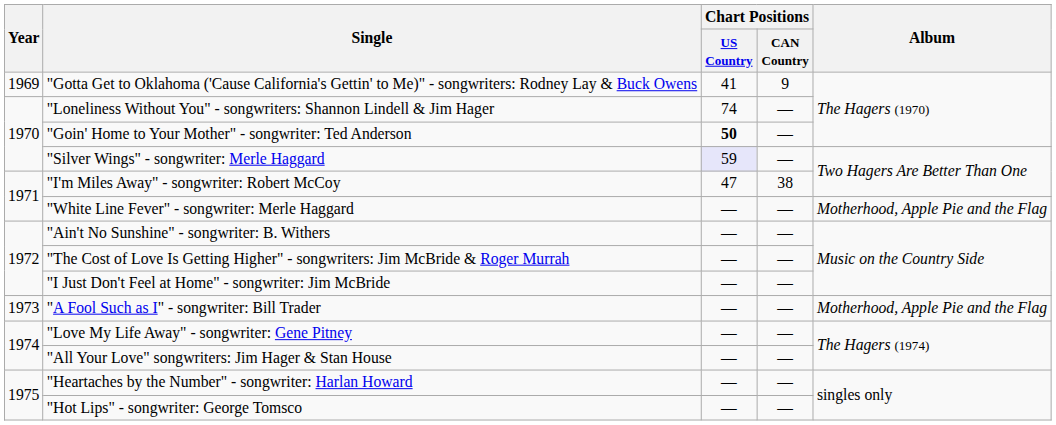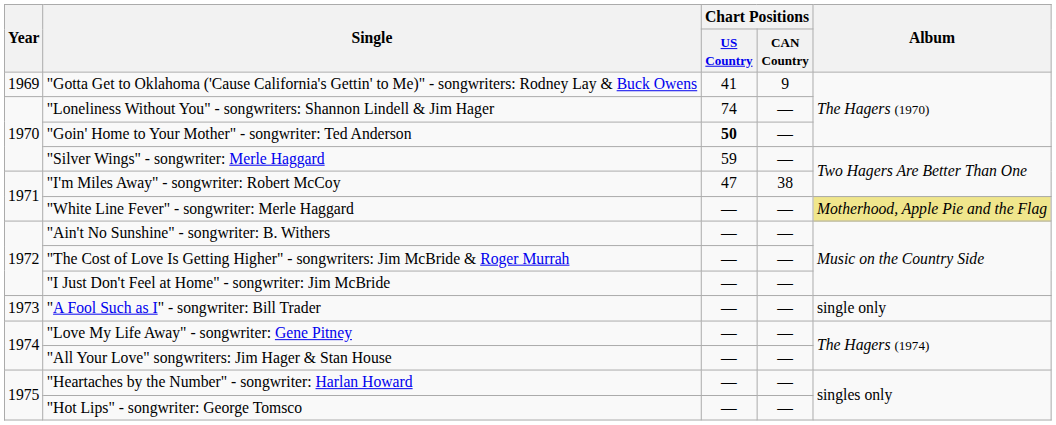(729, 158) lavender background -> (729, 158) no background
(932, 208) no background -> (932, 208) khaki background
(932, 308) Motherhood, Apple Pie and the Flag -> (852, 308) single only
